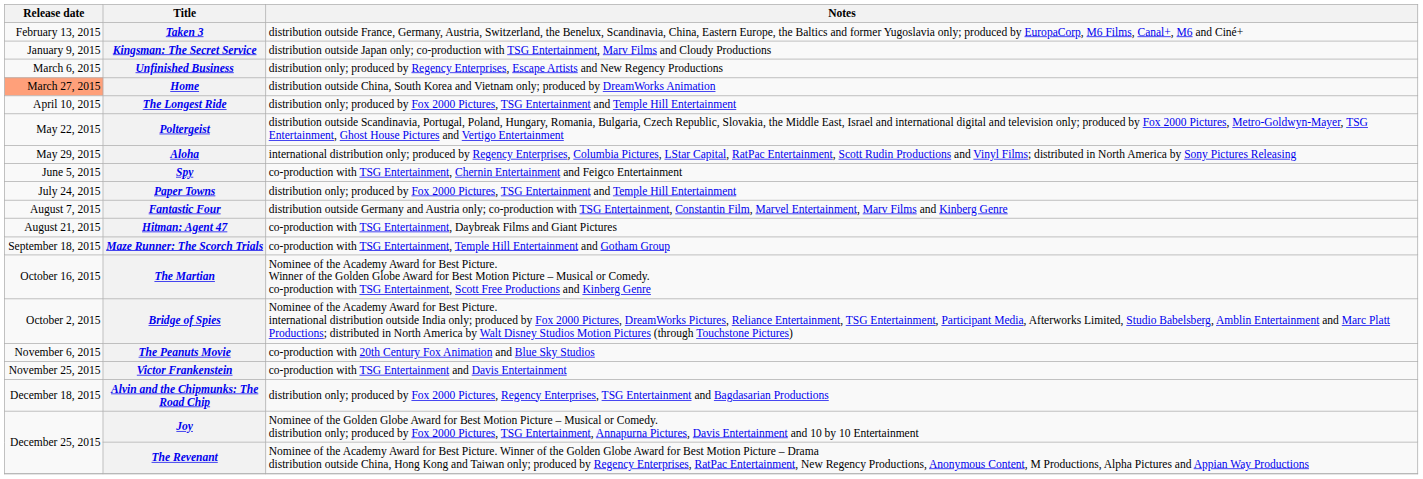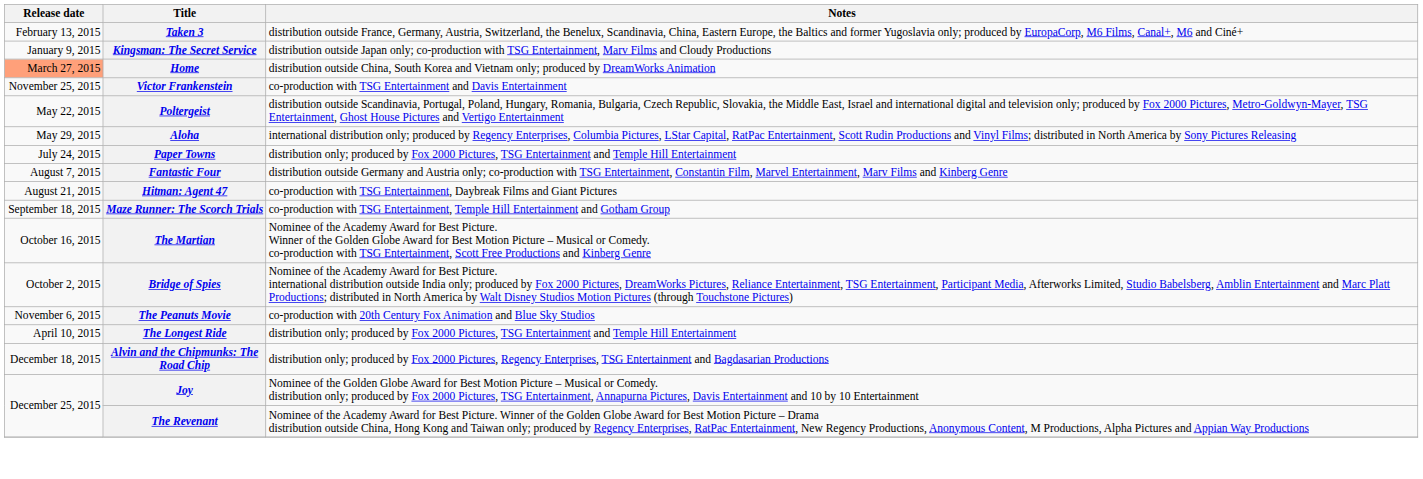- row: (185, 68)
rows swapped: (185, 104) <-> (185, 370)
- row: (185, 172)
